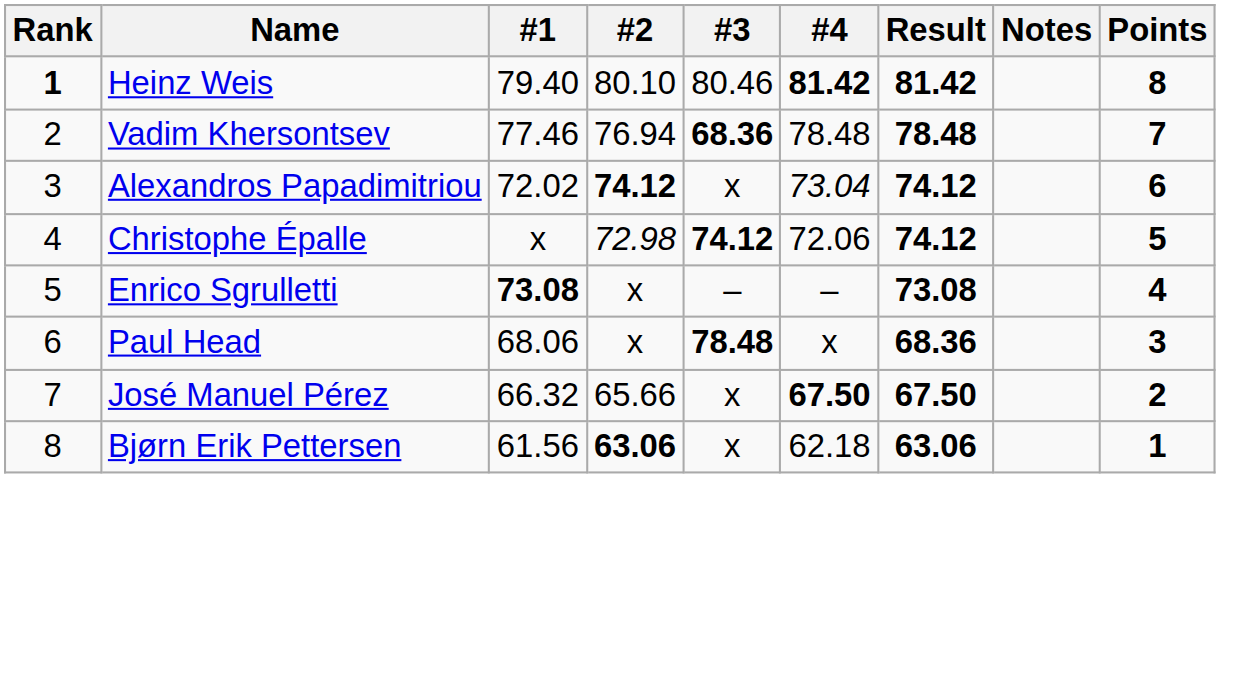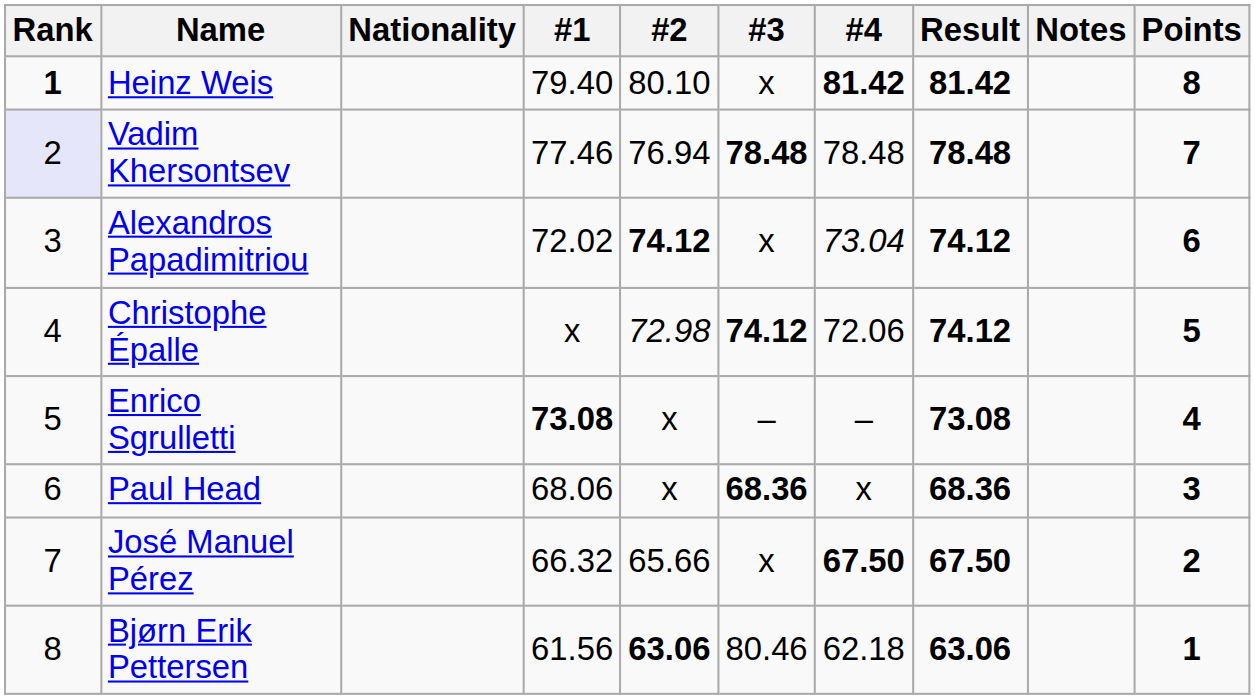+ column: (432, 30)
(732, 82) 80.46 -> (767, 82) x
(53, 134) no background -> (53, 152) lavender background
(732, 134) 68.36 -> (767, 152) 78.48
(732, 342) 78.48 -> (767, 490) 68.36
(732, 446) x -> (767, 649) 80.46
